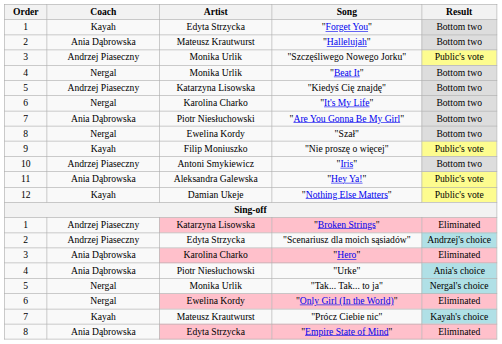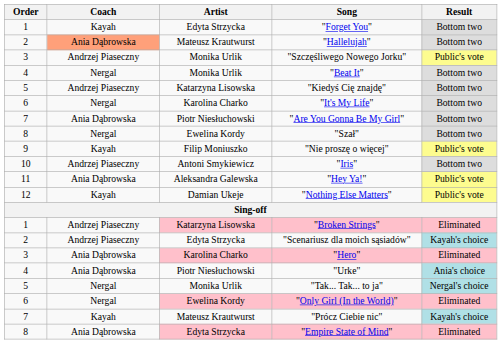(103, 42) no background -> (103, 42) lightsalmon background
(459, 240) Andrzej's choice -> (459, 240) Kayah's choice
